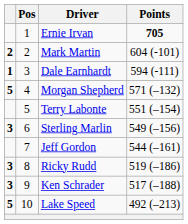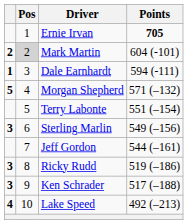(27, 52) no background -> (27, 52) lightgrey background
(10, 204) 5 -> (10, 204) 4
